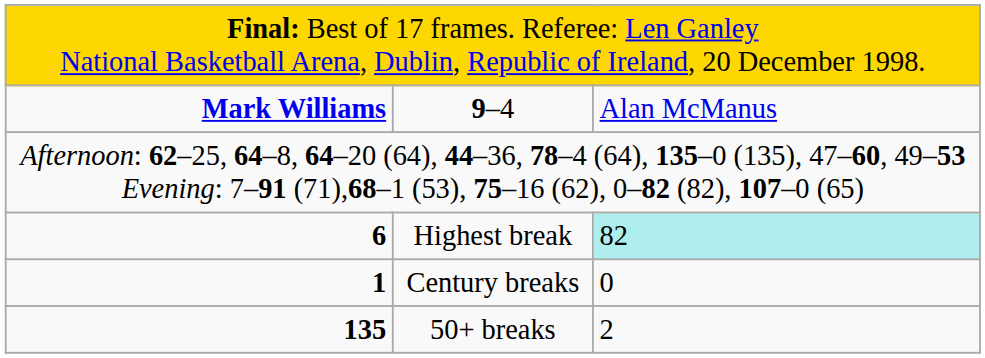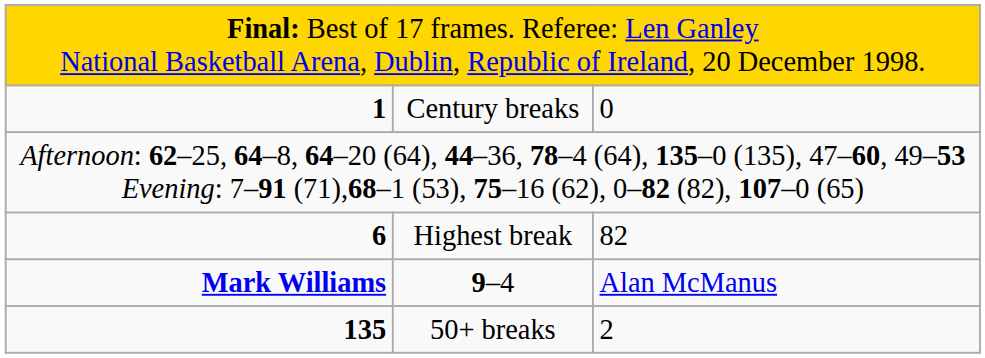rows swapped: (493, 108) <-> (493, 282)
(614, 236) paleturquoise background -> (614, 236) no background
